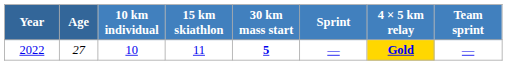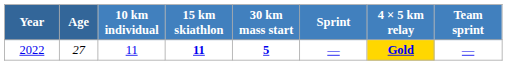(132, 50) 10 -> (132, 50) 11
(199, 50) normal -> (199, 50) bold
